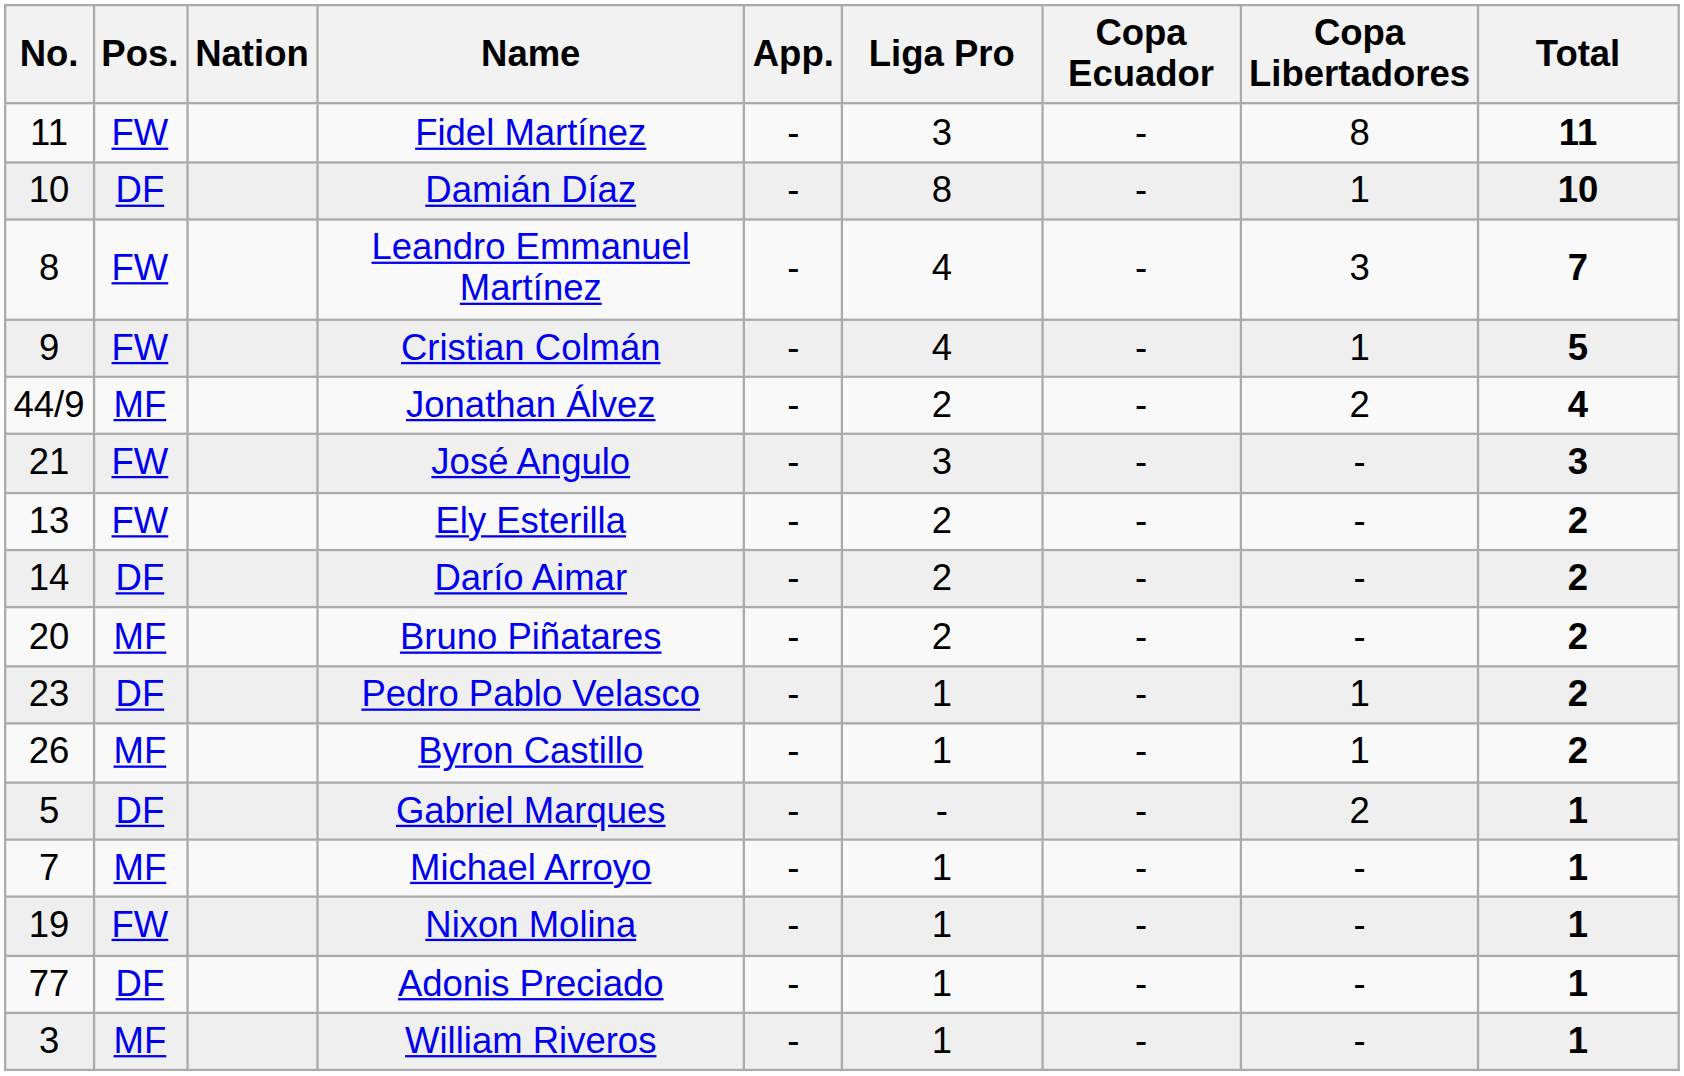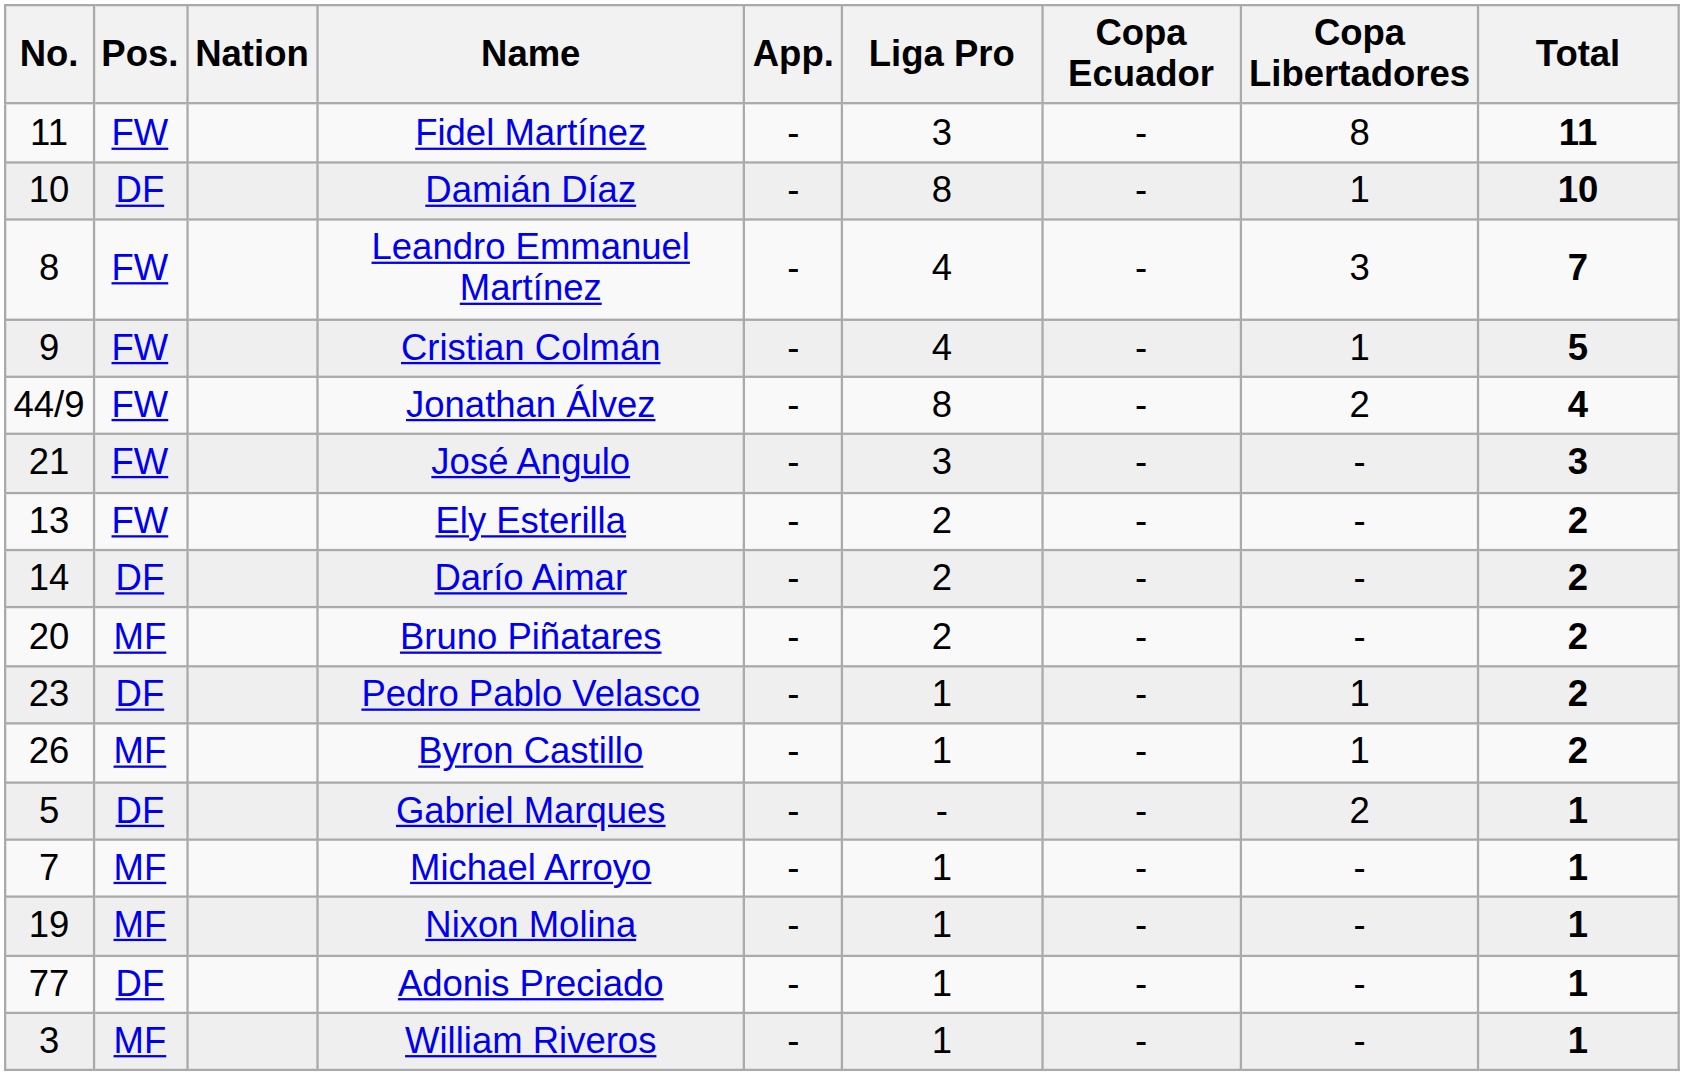(140, 404) MF -> (140, 404) FW
(942, 404) 2 -> (942, 404) 8
(140, 925) FW -> (140, 925) MF
